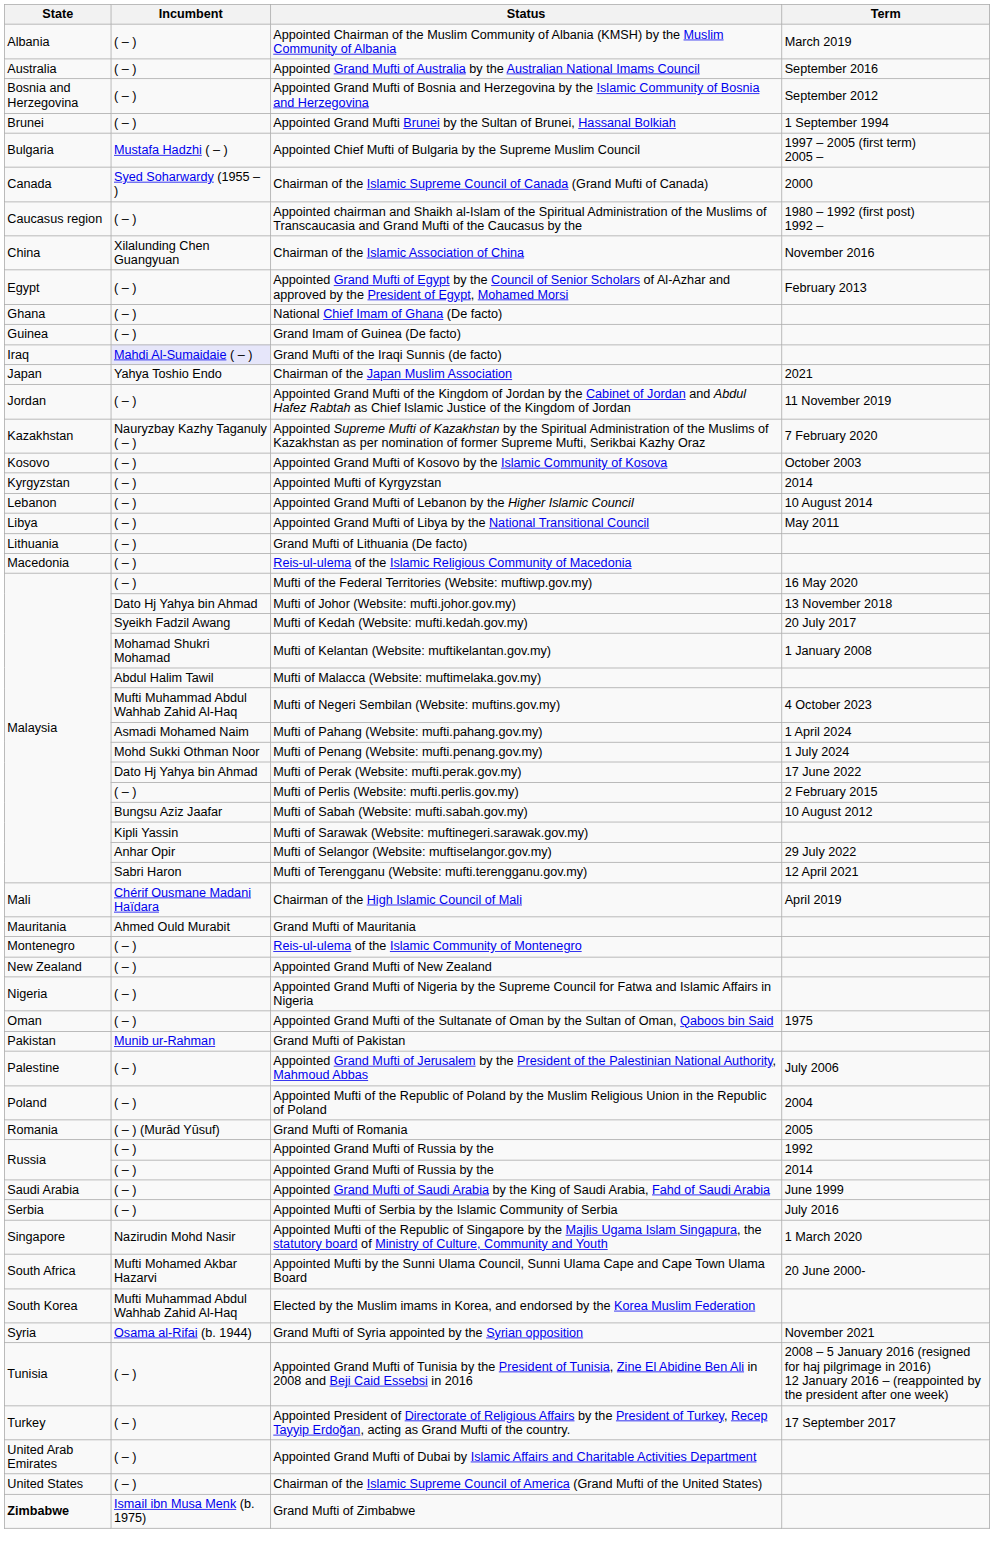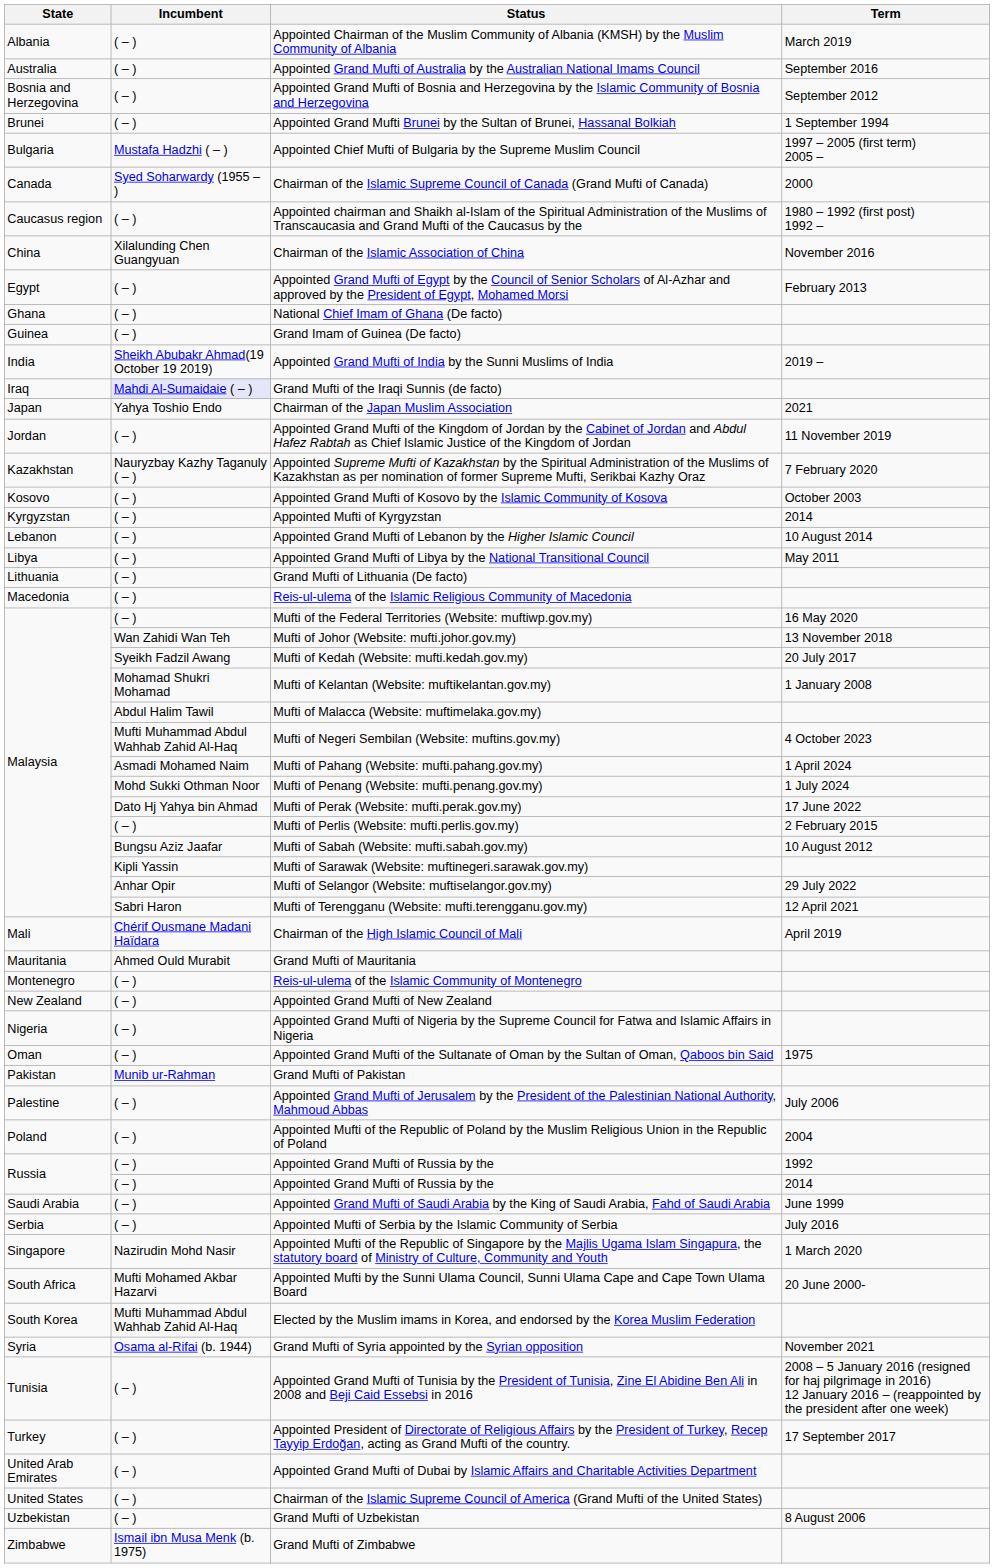+ row: (443, 361)
(186, 603) Dato Hj Yahya bin Ahmad -> (172, 637) Wan Zahidi Wan Teh
- row: (340, 1129)
+ row: (346, 1518)
(38, 1511) bold -> (36, 1545) normal
